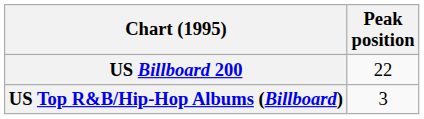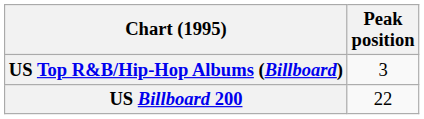rows swapped: (176, 69) <-> (176, 98)
